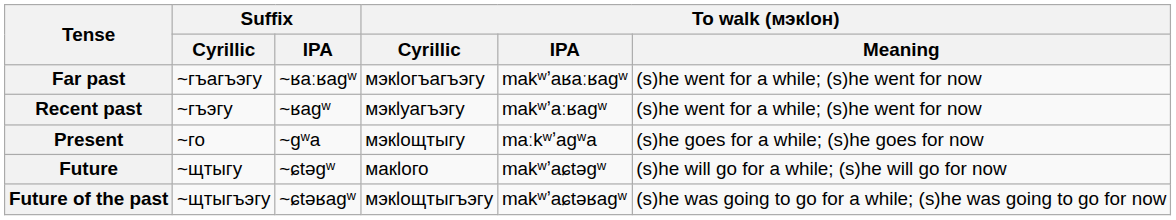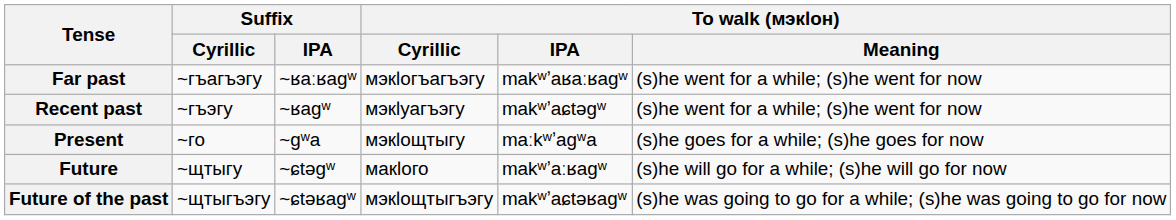(554, 109) makʷʼaːʁaɡʷ -> (554, 109) makʷʼaɕtəɡʷ
(554, 169) makʷʼaɕtəɡʷ -> (554, 169) makʷʼaːʁaɡʷ
